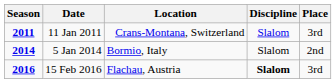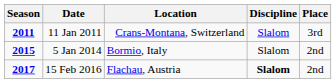(24, 51) 2014 -> (24, 51) 2015
(24, 69) 2016 -> (24, 69) 2017
(315, 69) 3rd -> (315, 69) 2nd
